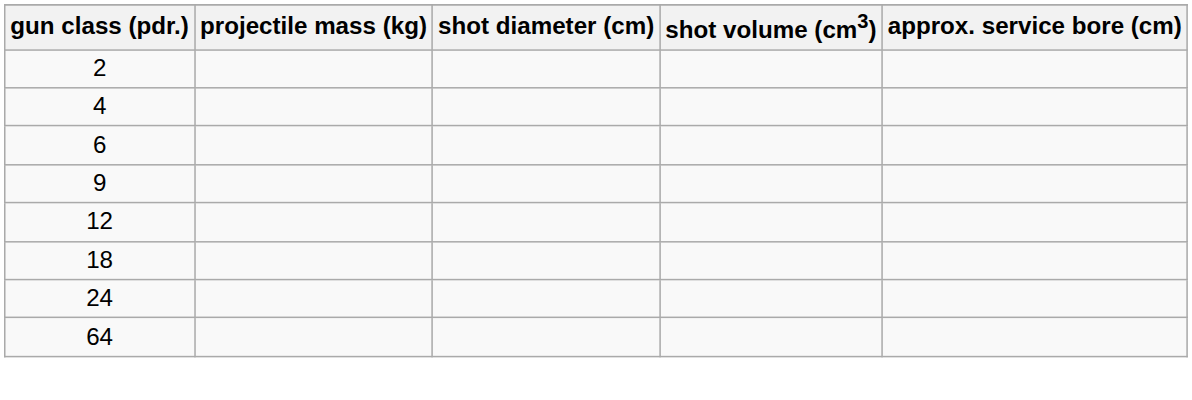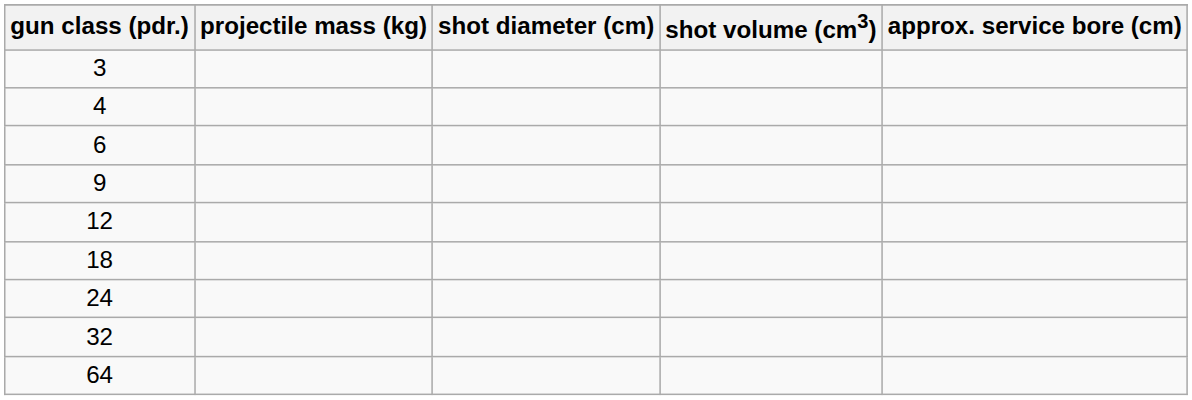- row: (100, 68)
+ row: (100, 68)
+ row: (100, 336)
